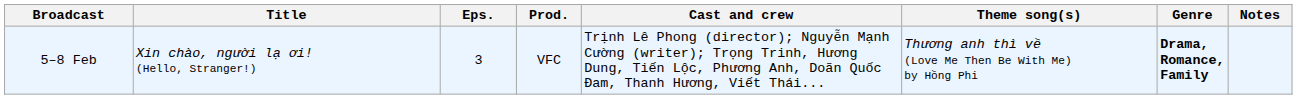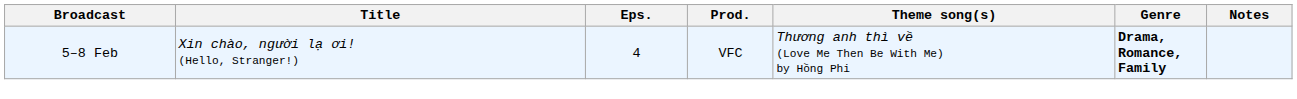- column: (741, 15)
(478, 60) 3 -> (637, 53) 4
